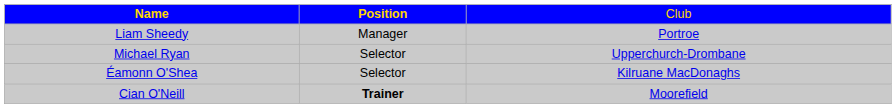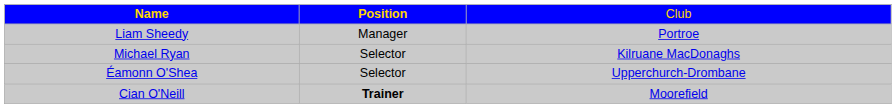(679, 53) Upperchurch-Drombane -> (679, 53) Kilruane MacDonaghs
(679, 73) Kilruane MacDonaghs -> (679, 73) Upperchurch-Drombane
